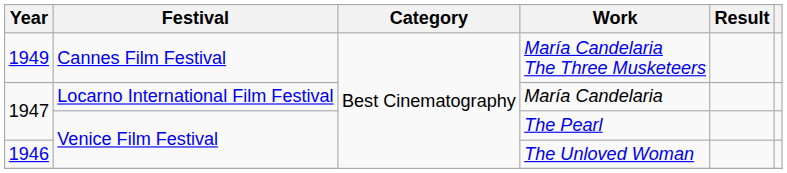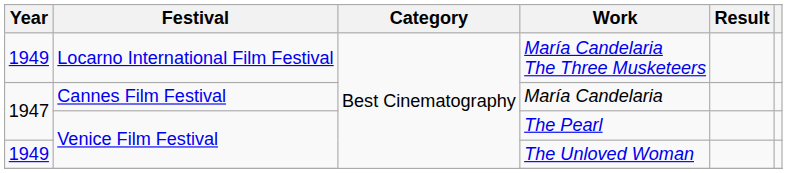(142, 57) Cannes Film Festival -> (195, 57) Locarno International Film Festival
(195, 96) Locarno International Film Festival -> (142, 96) Cannes Film Festival
(29, 153) 1946 -> (29, 153) 1949
